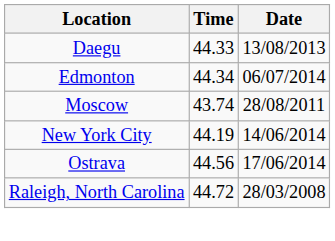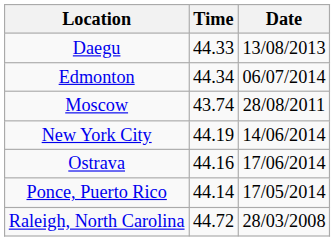(213, 163) 44.56 -> (213, 163) 44.16
+ row: (97, 192)
